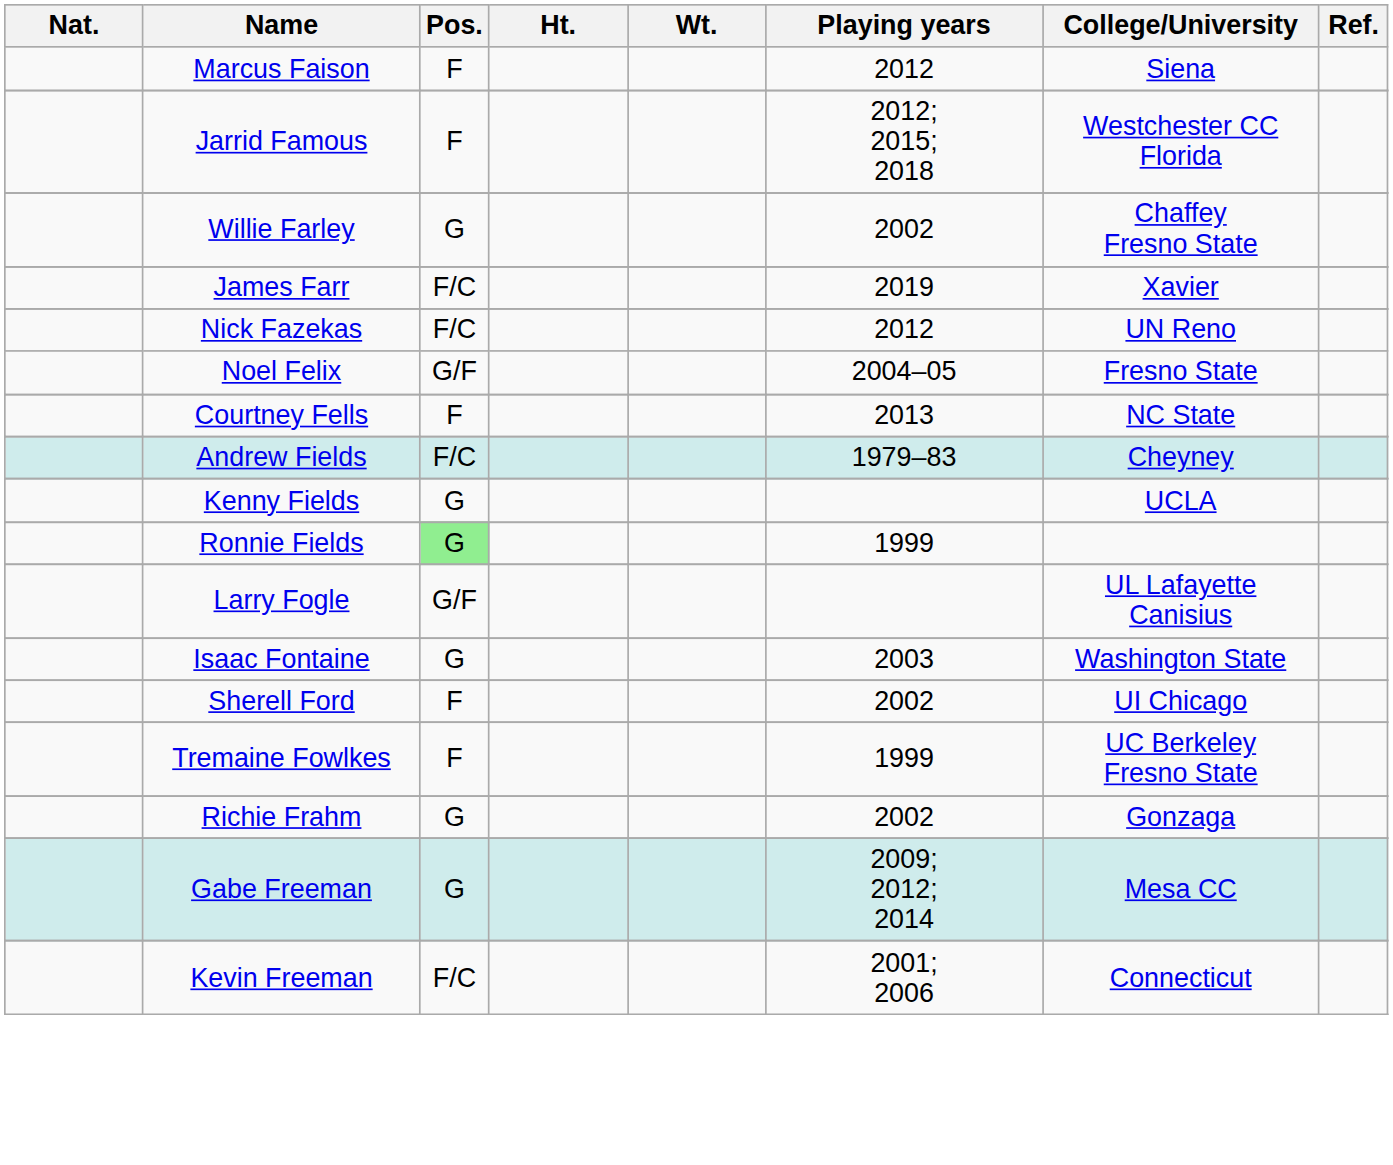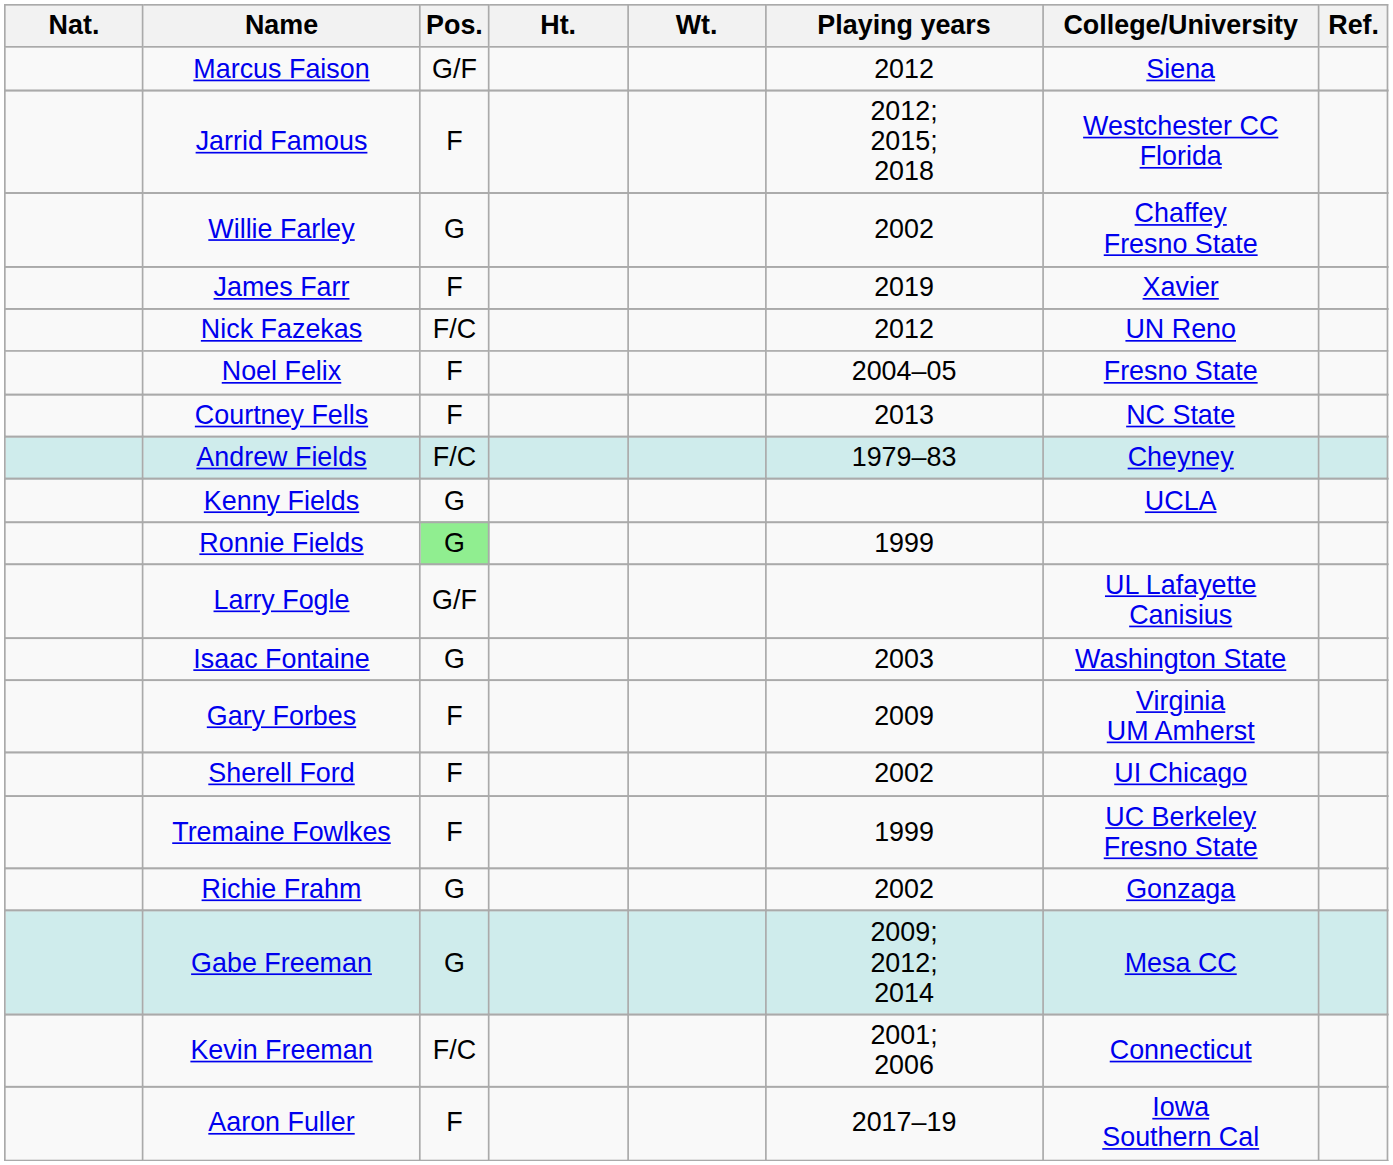(454, 68) F -> (454, 68) G/F
(454, 287) F/C -> (454, 287) F
(454, 372) G/F -> (454, 372) F
+ row: (282, 716)
+ row: (282, 1123)
